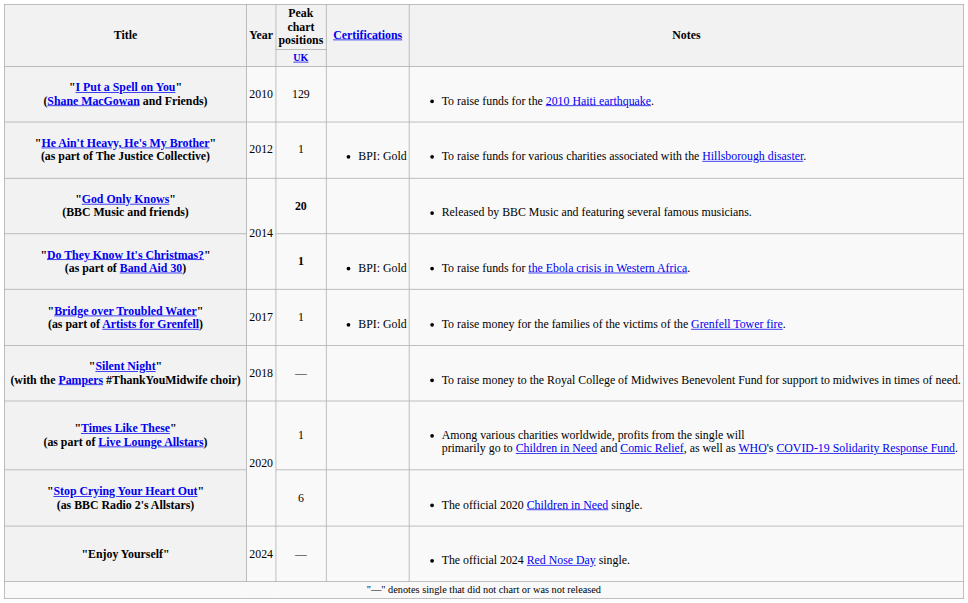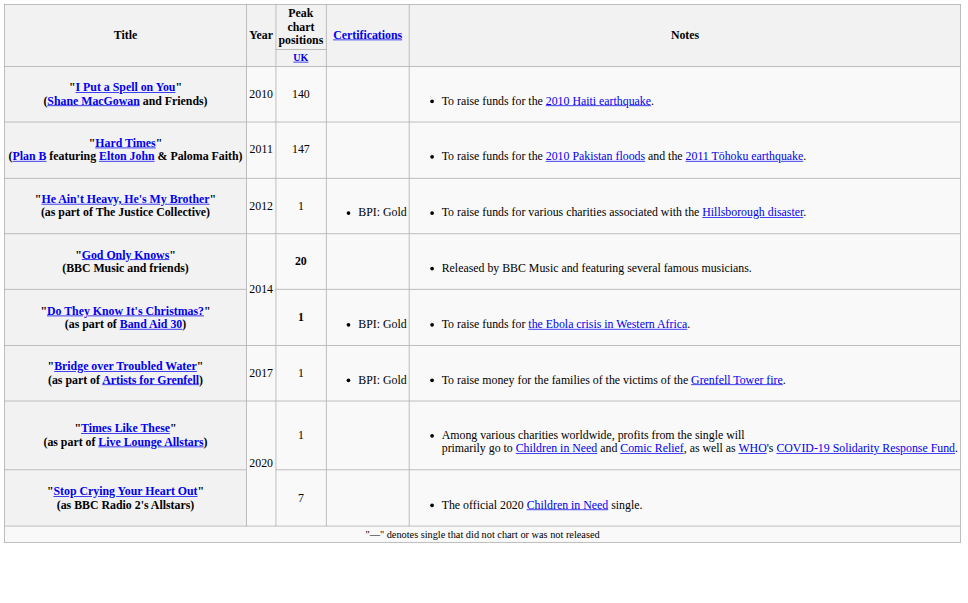(301, 94) 129 -> (301, 94) 140
+ row: (125, 150)
- row: (125, 373)
(301, 498) 6 -> (301, 498) 7
- row: (125, 553)
